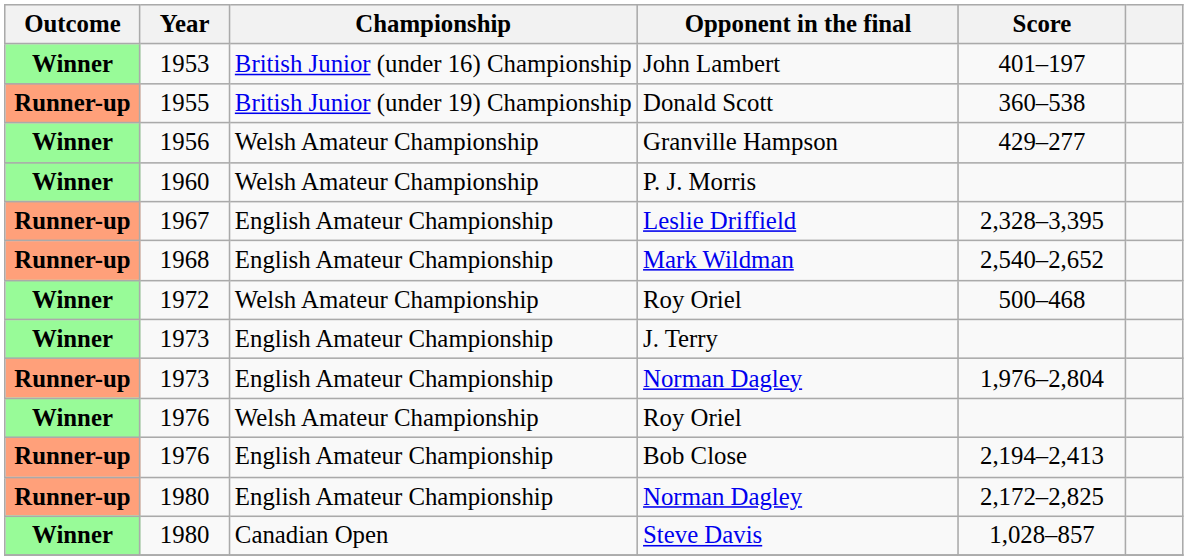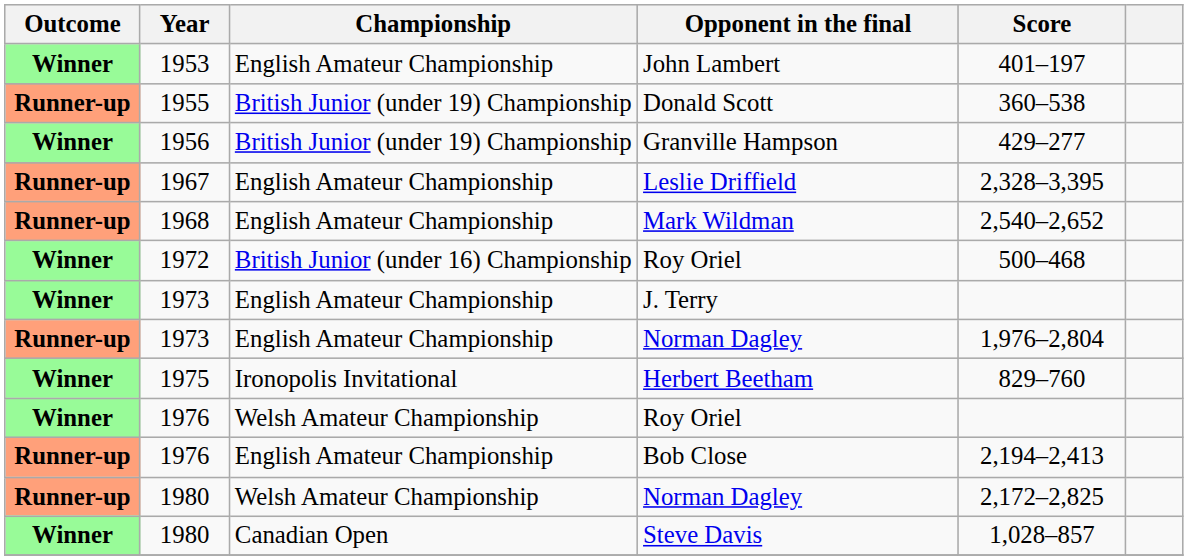(433, 63) British Junior (under 16) Championship -> (394, 63) English Amateur Championship
(387, 142) Welsh Amateur Championship -> (433, 142) British Junior (under 19) Championship
- row: (185, 181)
(387, 299) Welsh Amateur Championship -> (433, 260) British Junior (under 16) Championship
+ row: (185, 378)
(394, 496) English Amateur Championship -> (387, 496) Welsh Amateur Championship
